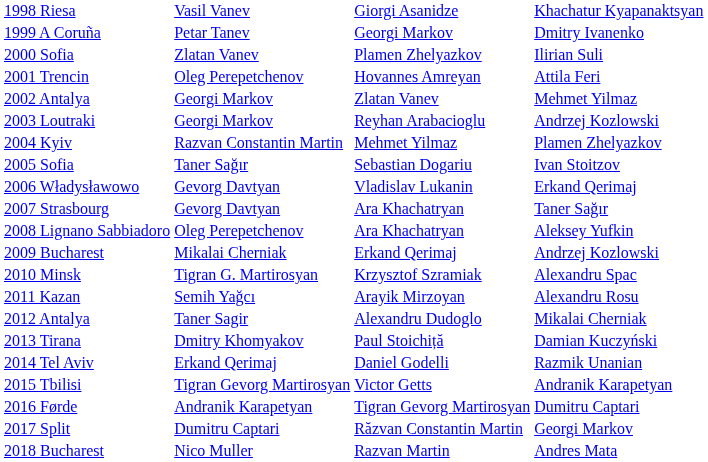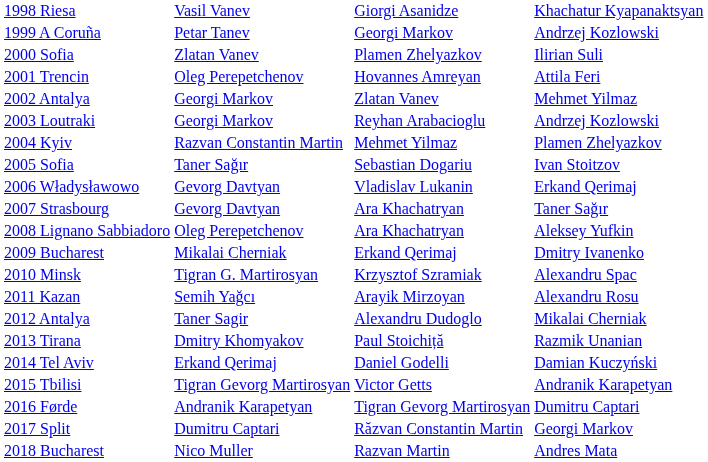(589, 32) Dmitry Ivanenko -> (597, 32) Andrzej Kozlowski
(597, 252) Andrzej Kozlowski -> (589, 252) Dmitry Ivanenko
(596, 340) Damian Kuczyński -> (588, 340) Razmik Unanian
(588, 362) Razmik Unanian -> (596, 362) Damian Kuczyński
